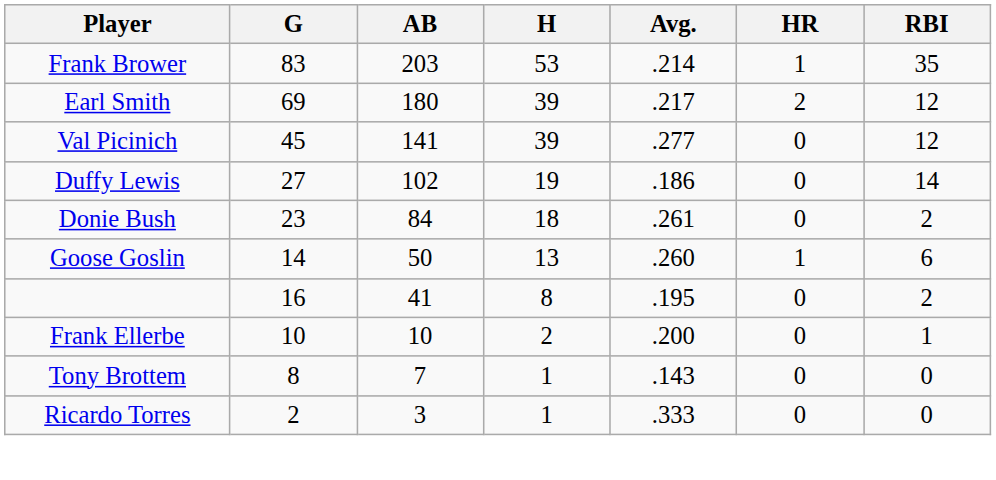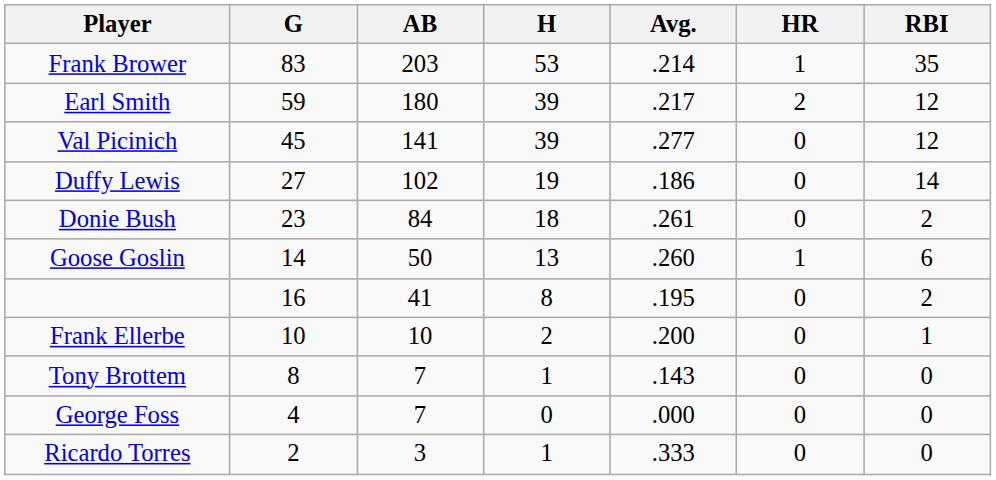(293, 102) 69 -> (293, 102) 59
+ row: (117, 414)
